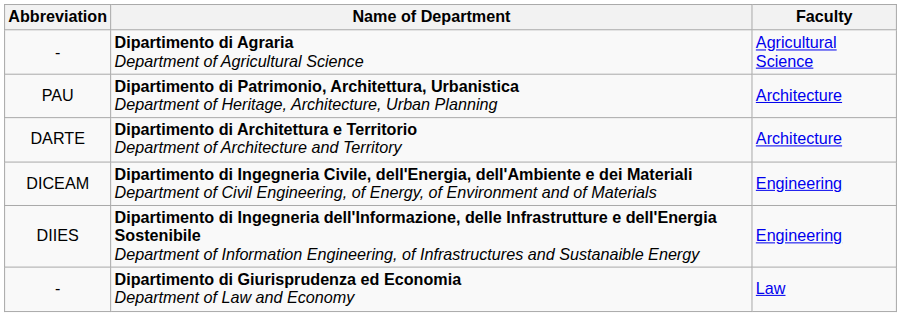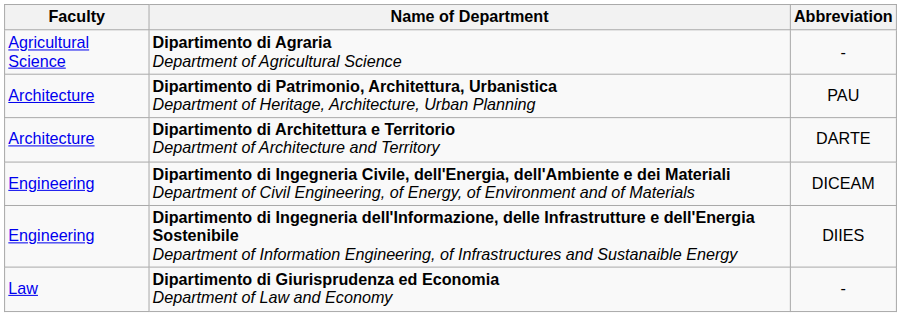columns swapped: (824, 17) <-> (58, 17)
